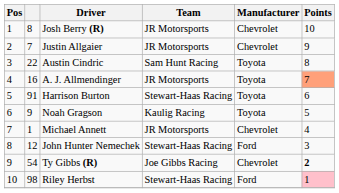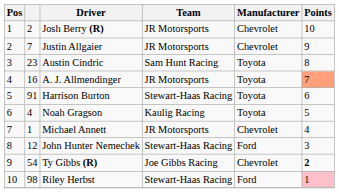(30, 29) 8 -> (30, 29) 2
(32, 62) 22 -> (32, 62) 23
(30, 112) 9 -> (30, 112) 4
